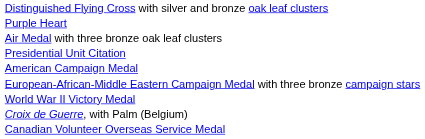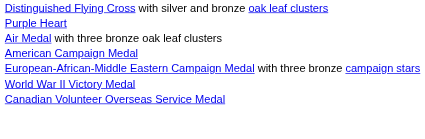- row: (65, 53)
- row: (96, 114)
